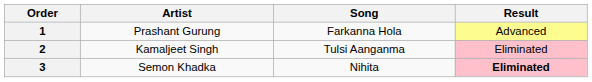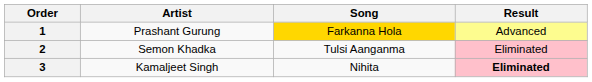(364, 31) no background -> (364, 31) gold background
(177, 49) Kamaljeet Singh -> (177, 49) Semon Khadka
(177, 67) Semon Khadka -> (177, 67) Kamaljeet Singh
